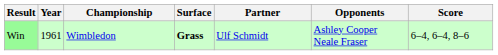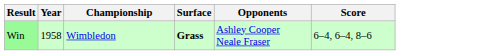- column: (263, 12)
(51, 35) 1961 -> (51, 35) 1958
